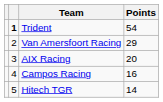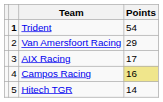(131, 58) 20 -> (131, 58) 17
(131, 73) no background -> (131, 73) khaki background
